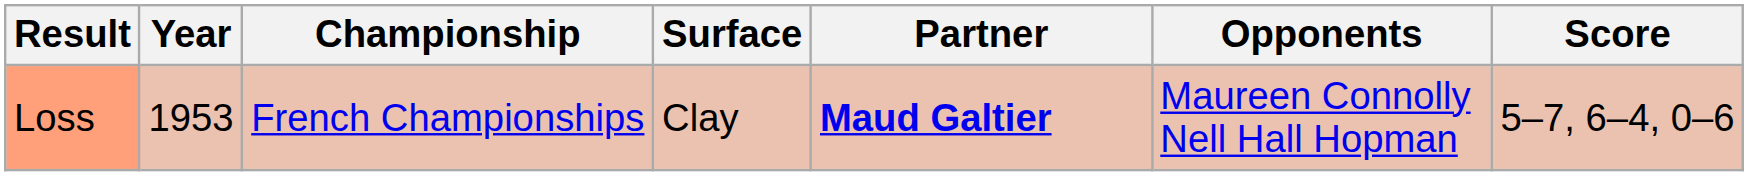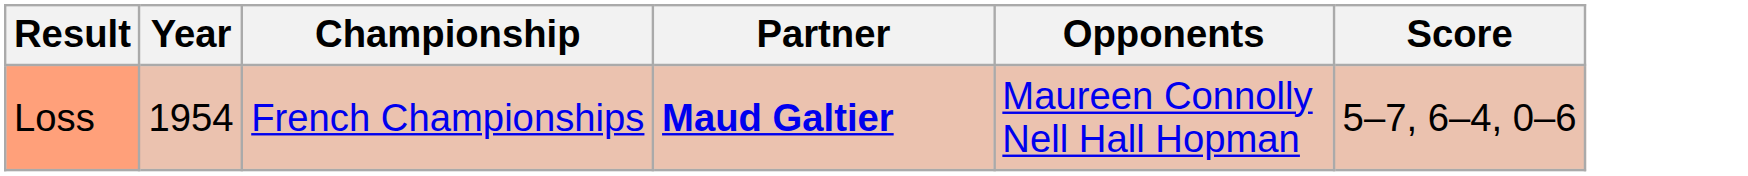- column: (732, 34)
(191, 116) 1953 -> (191, 116) 1954
